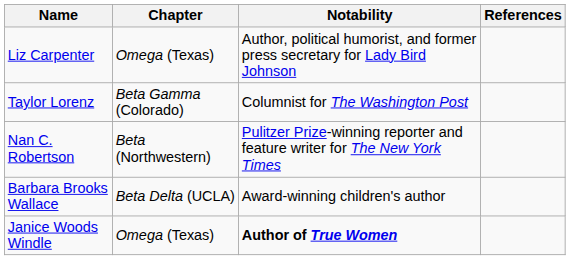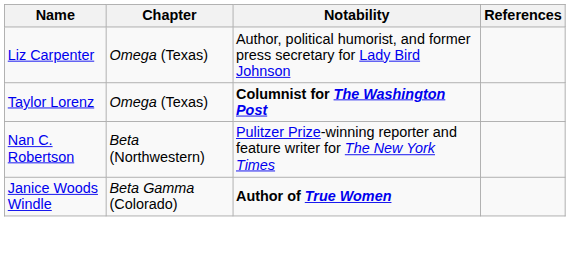(158, 102) Beta Gamma (Colorado) -> (159, 102) Omega (Texas)
(355, 102) normal -> (341, 102) bold
- row: (58, 196)
(165, 235) Omega (Texas) -> (152, 196) Beta Gamma (Colorado)
